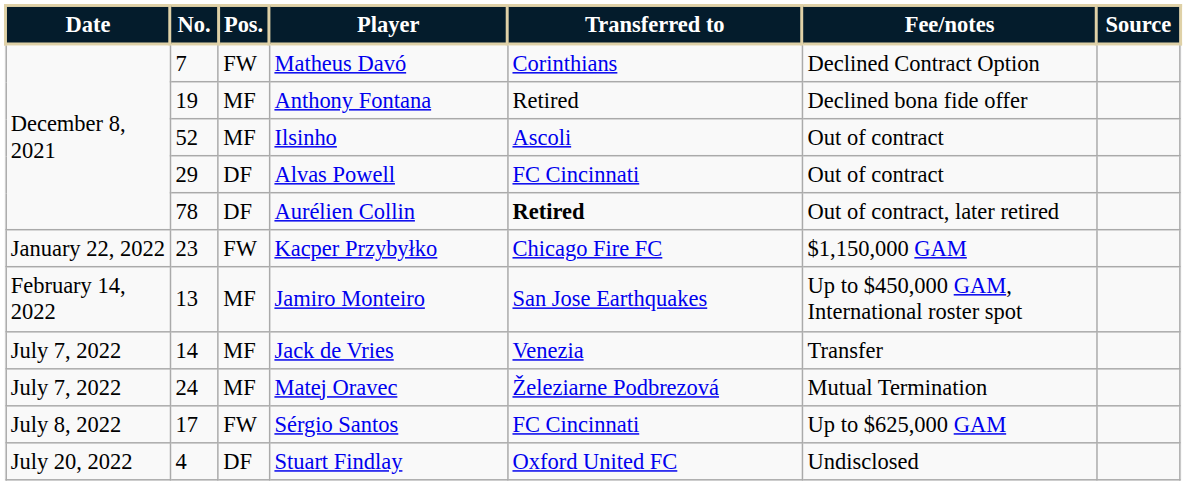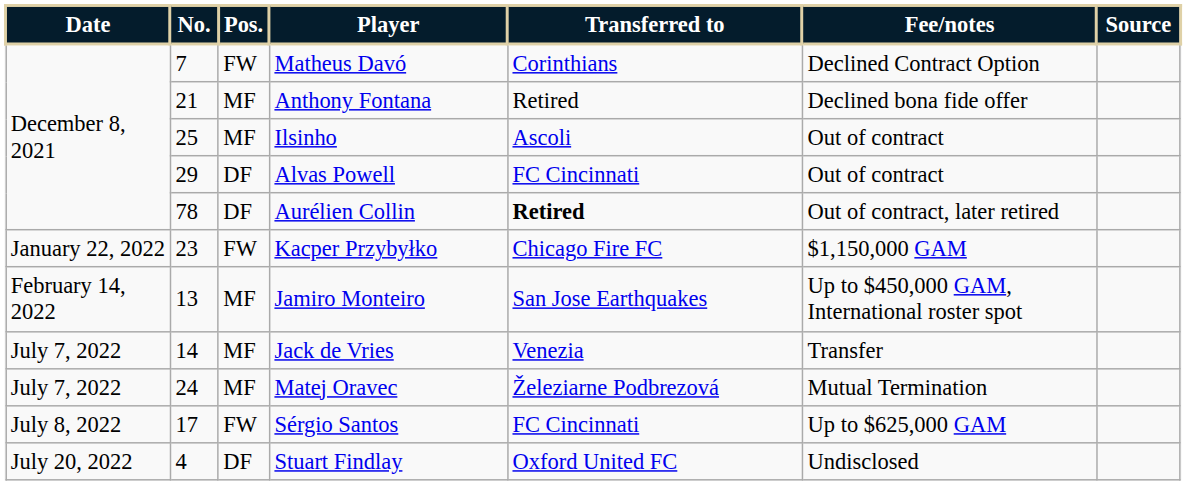(187, 100) 19 -> (187, 100) 21
(187, 137) 52 -> (187, 137) 25
